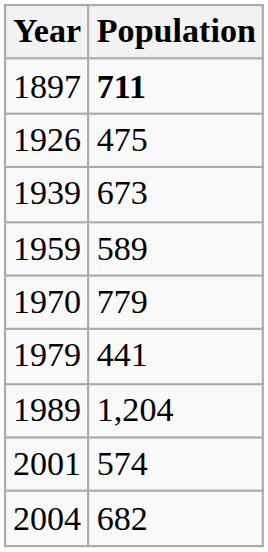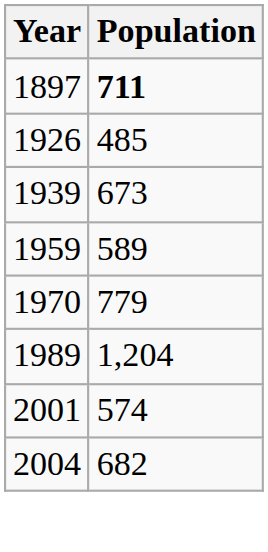(122, 139) 475 -> (122, 139) 485
- row: (47, 355)
